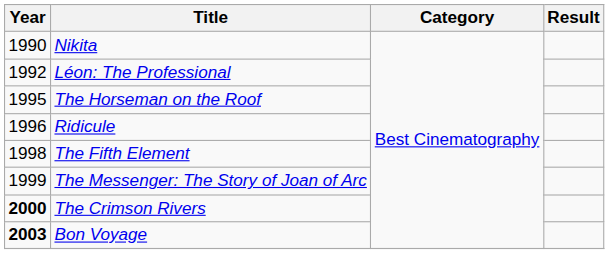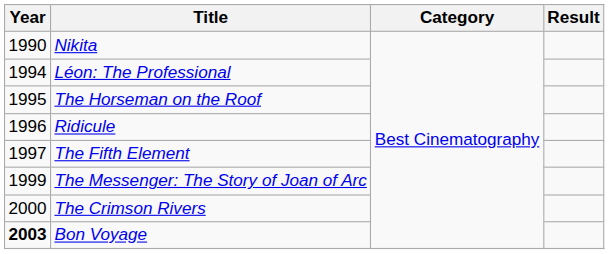(28, 72) 1992 -> (28, 72) 1994
(28, 153) 1998 -> (28, 153) 1997
(28, 208) bold -> (28, 208) normal
